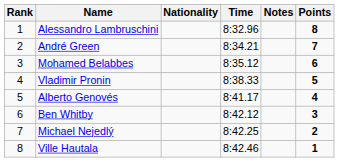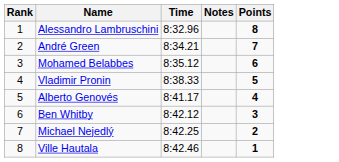- column: (191, 13)
